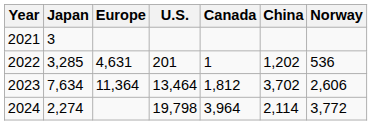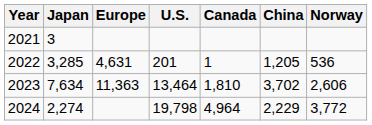(281, 62) 1,202 -> (281, 62) 1,205
(117, 85) 11,364 -> (117, 85) 11,363
(222, 85) 1,812 -> (222, 85) 1,810
(222, 108) 3,964 -> (222, 108) 4,964
(281, 108) 2,114 -> (281, 108) 2,229
